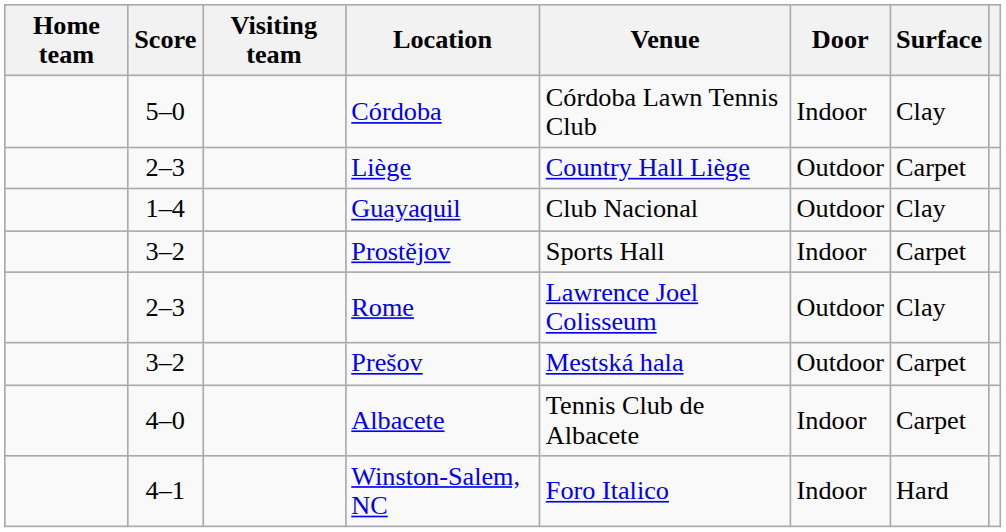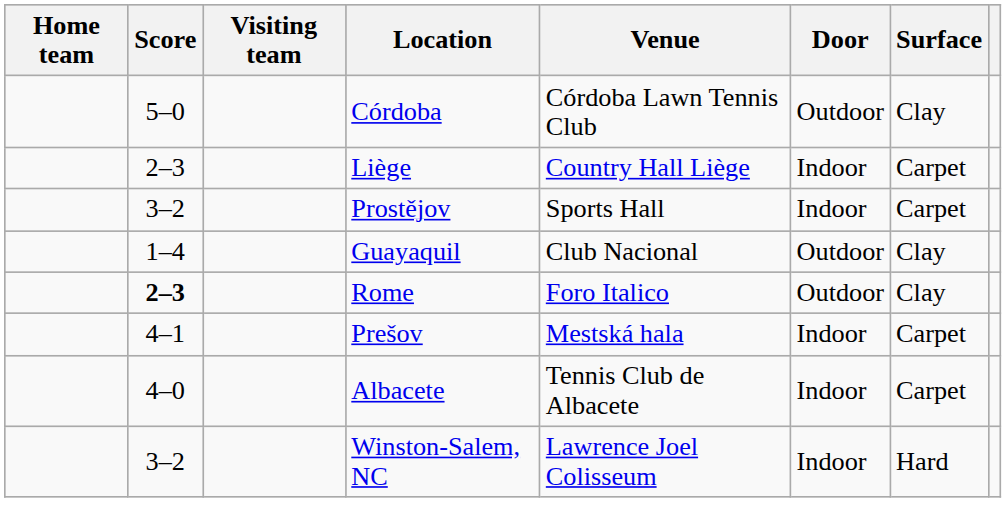(832, 111) Indoor -> (840, 111) Outdoor
(840, 167) Outdoor -> (832, 167) Indoor
rows swapped: (401, 250) <-> (406, 209)
(165, 307) normal -> (165, 292) bold
(622, 307) Lawrence Joel Colisseum -> (607, 292) Foro Italico
(165, 363) 3–2 -> (165, 334) 4–1
(840, 363) Outdoor -> (832, 334) Indoor
(165, 491) 4–1 -> (165, 461) 3–2
(607, 491) Foro Italico -> (622, 461) Lawrence Joel Colisseum
